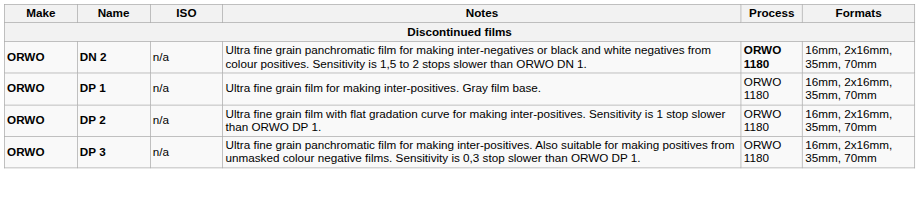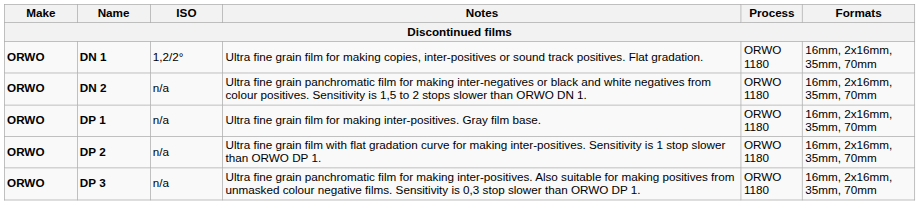+ row: (93, 57)
(763, 57) bold -> (763, 89) normal
